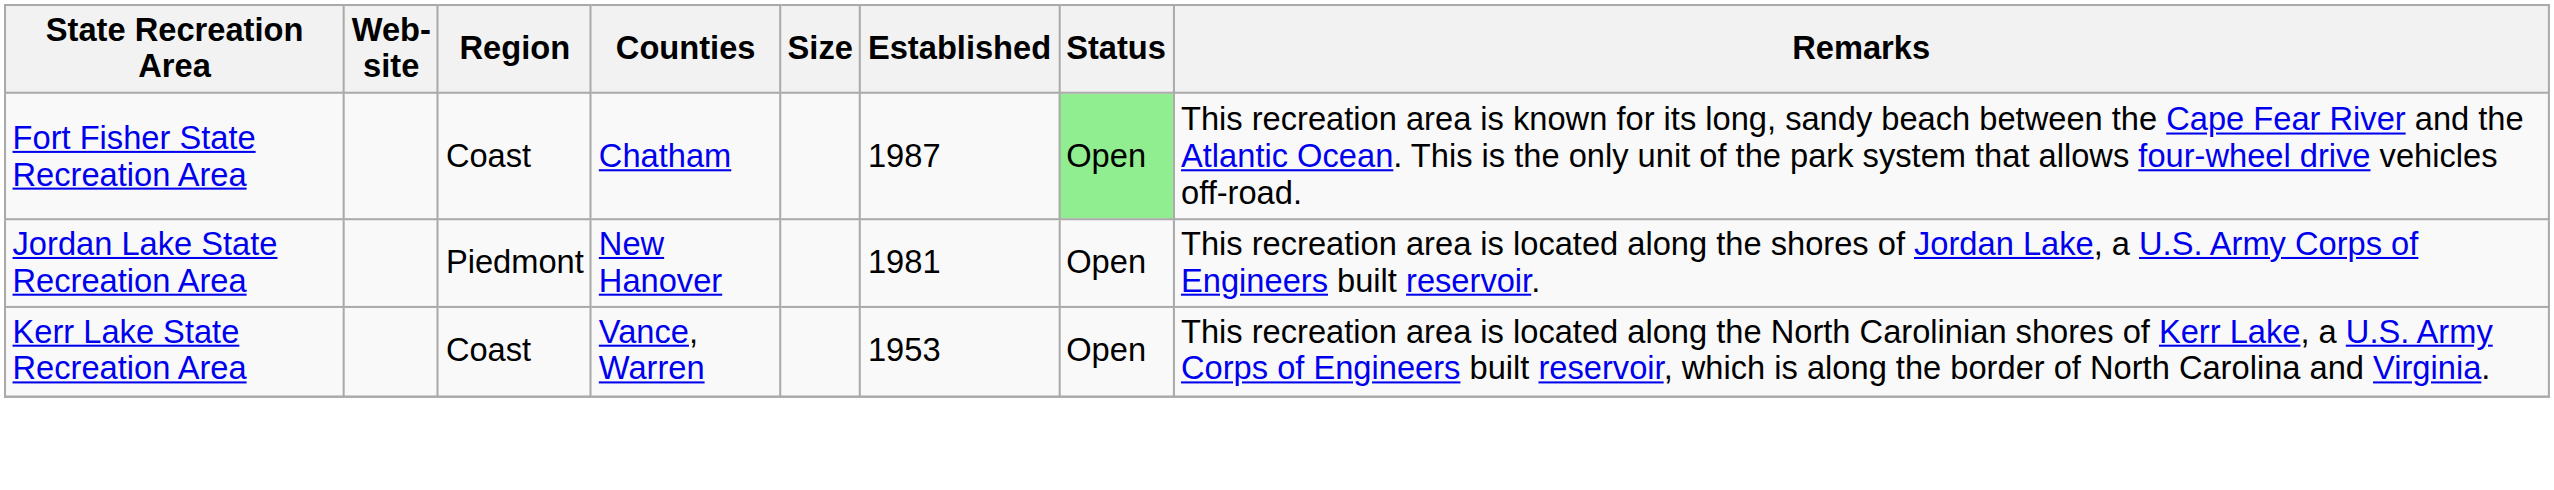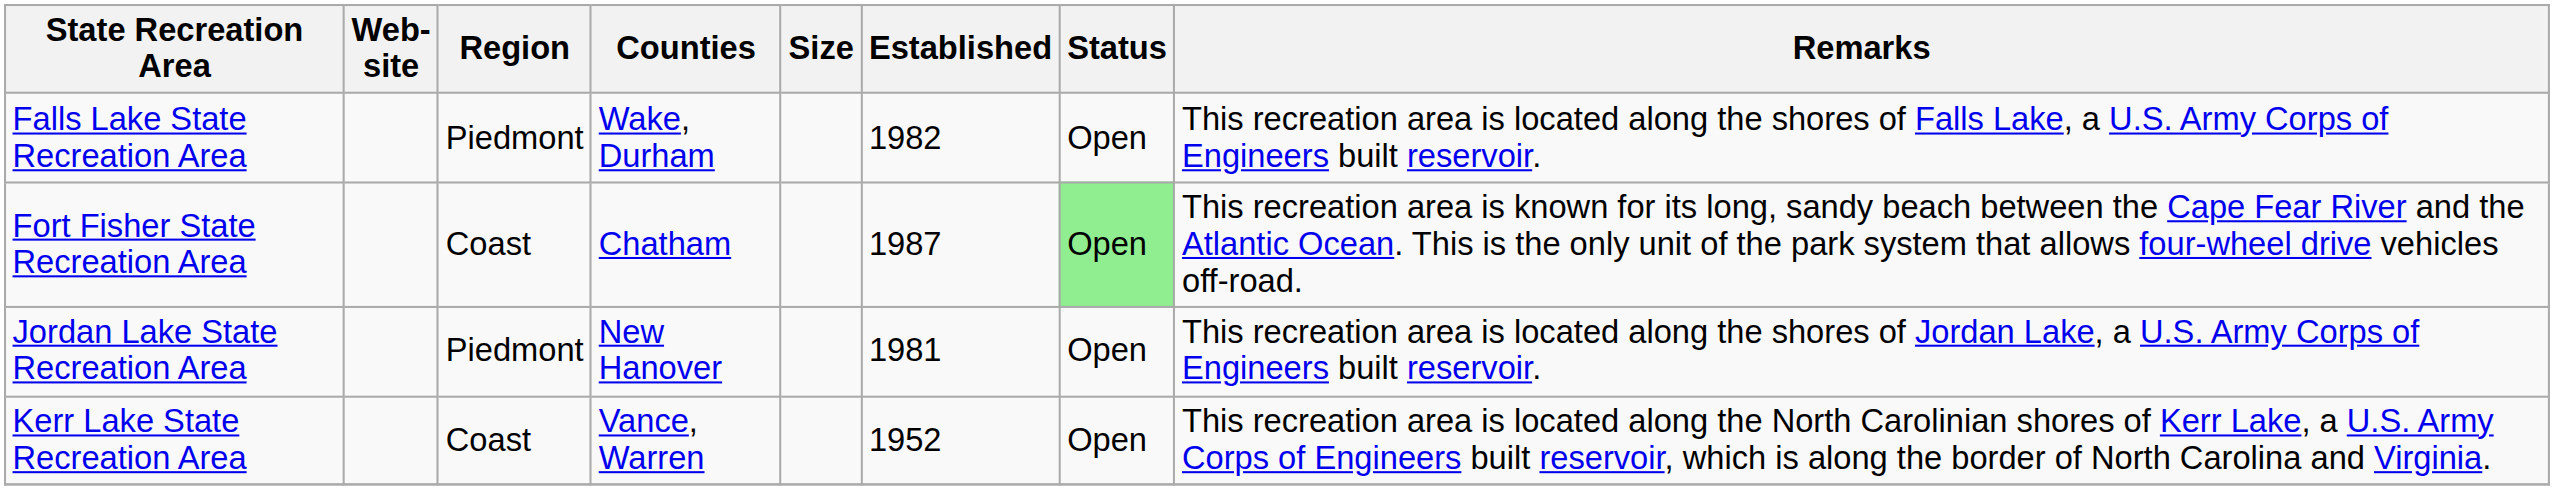+ row: (130, 137)
(904, 350) 1953 -> (905, 439) 1952
